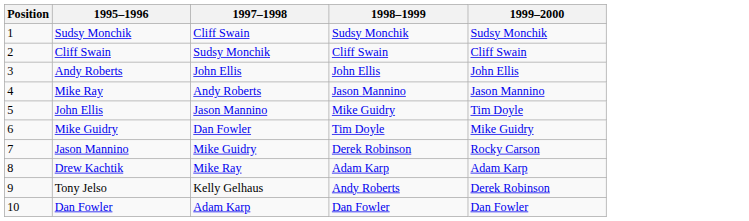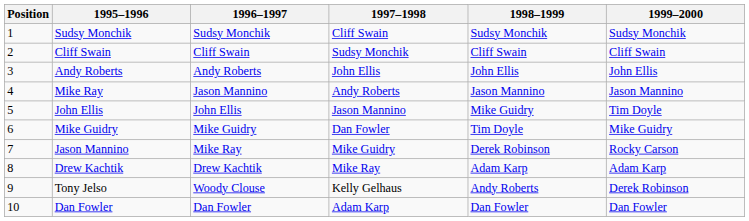+ column: (260, 14)
